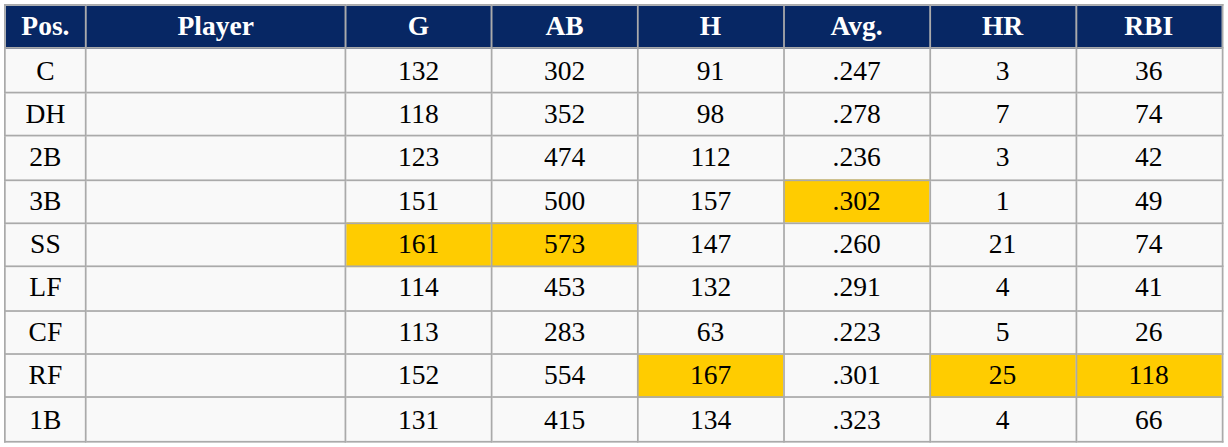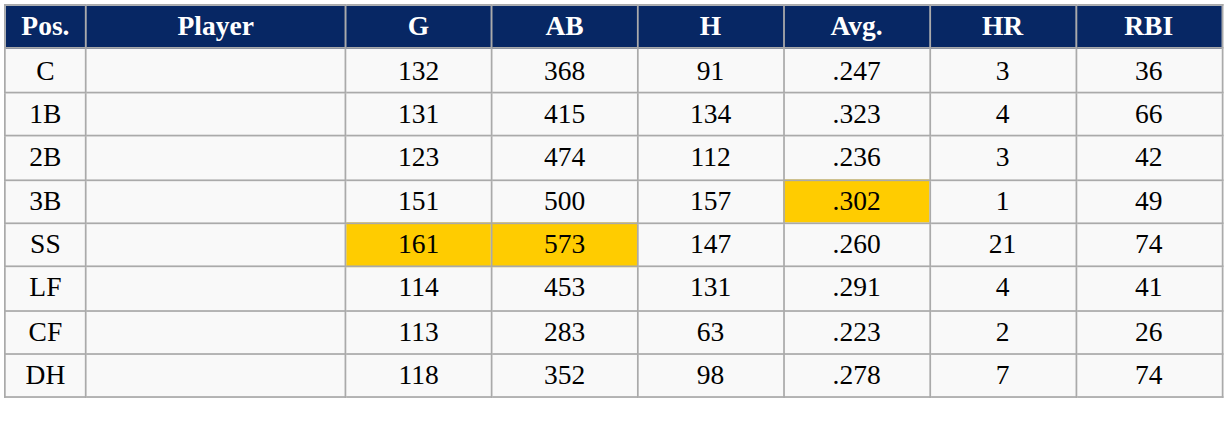(565, 69) 302 -> (565, 69) 368
rows swapped: (45, 419) <-> (45, 113)
(711, 288) 132 -> (711, 288) 131
(1003, 331) 5 -> (1003, 331) 2
- row: (45, 375)
